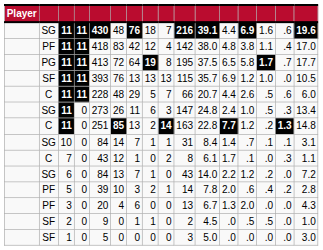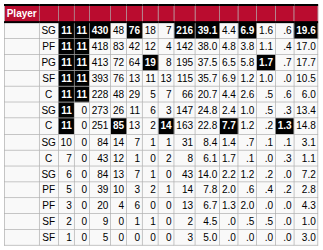(150, 79) 13 -> (151, 79) 11
